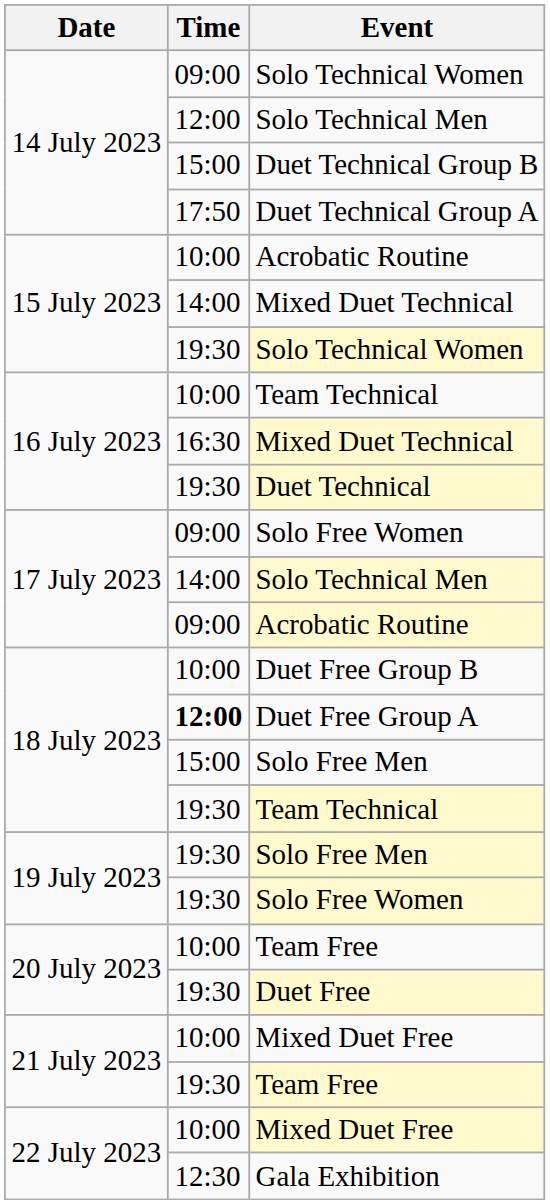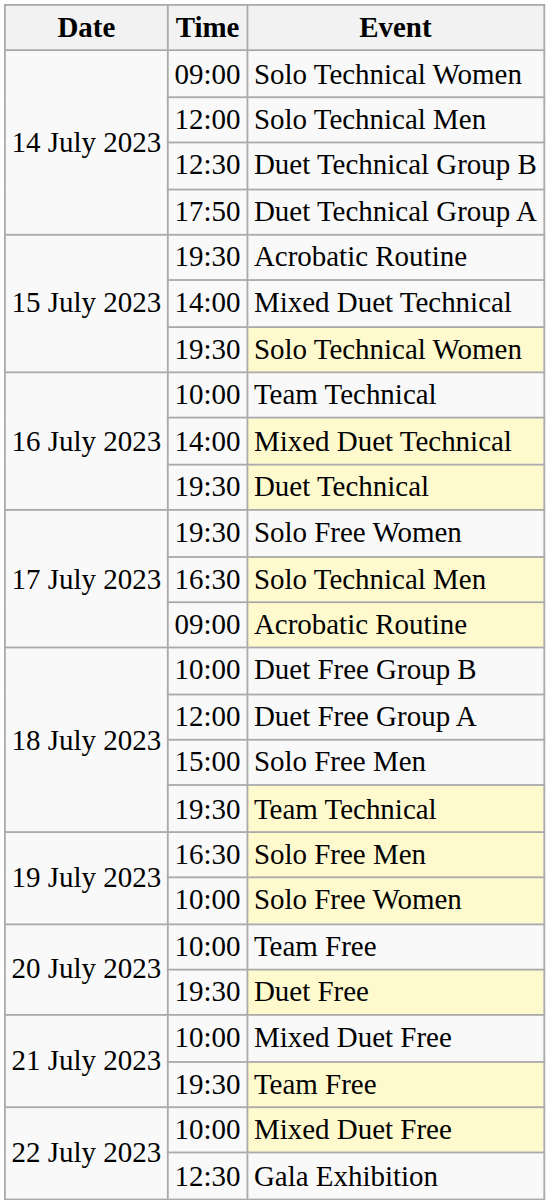(208, 165) 15:00 -> (208, 165) 12:30
(208, 257) 10:00 -> (208, 257) 19:30
(208, 440) 16:30 -> (208, 440) 14:00
(208, 532) 09:00 -> (208, 532) 19:30
(208, 578) 14:00 -> (208, 578) 16:30
(208, 716) bold -> (208, 716) normal
(208, 854) 19:30 -> (208, 854) 16:30
(208, 900) 19:30 -> (208, 900) 10:00
